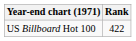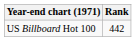(117, 28) 422 -> (117, 28) 442
